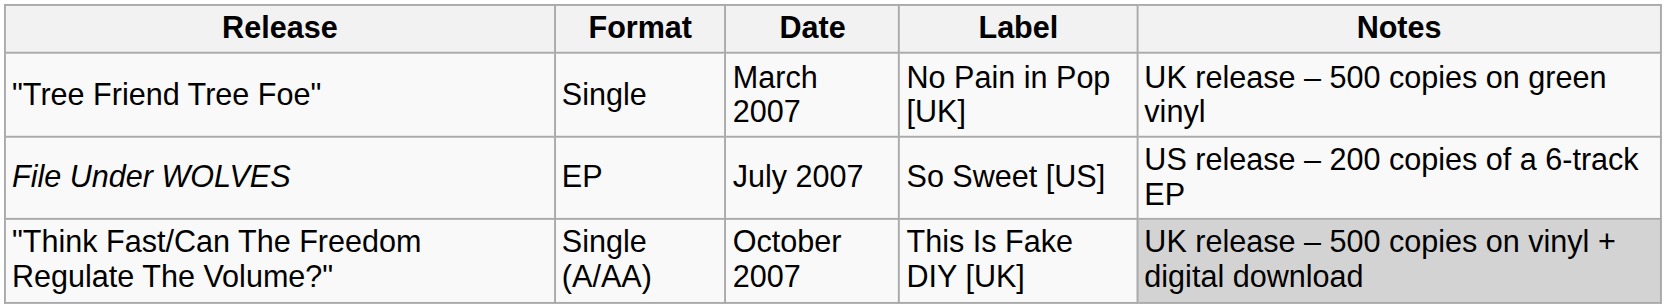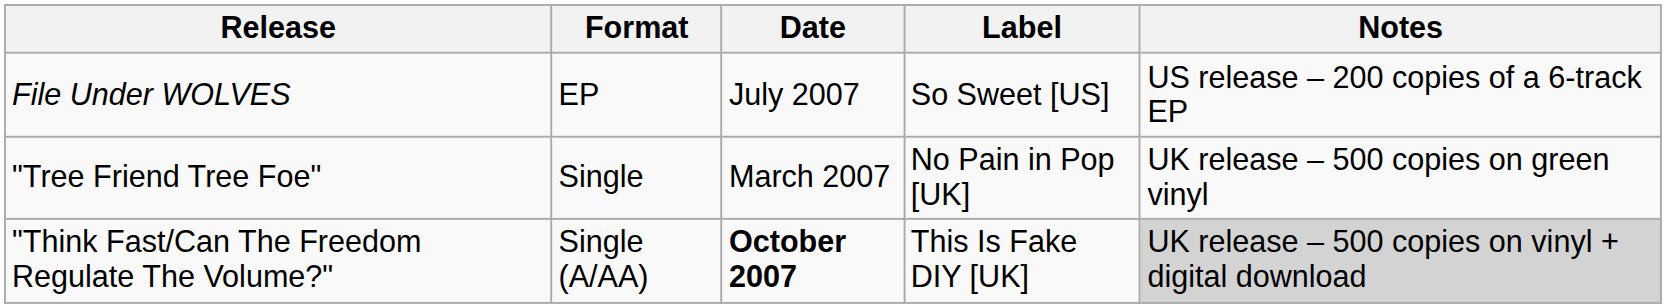rows swapped: (167, 94) <-> (151, 177)
(787, 260) normal -> (788, 260) bold
